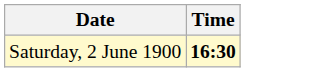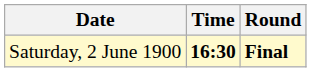+ column: (273, 19)
